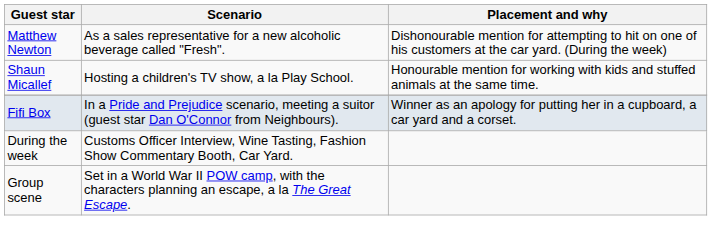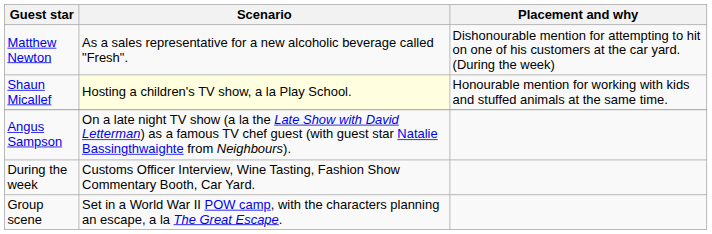(219, 77) no background -> (217, 92) lightyellow background
- row: (29, 112)
+ row: (35, 134)
